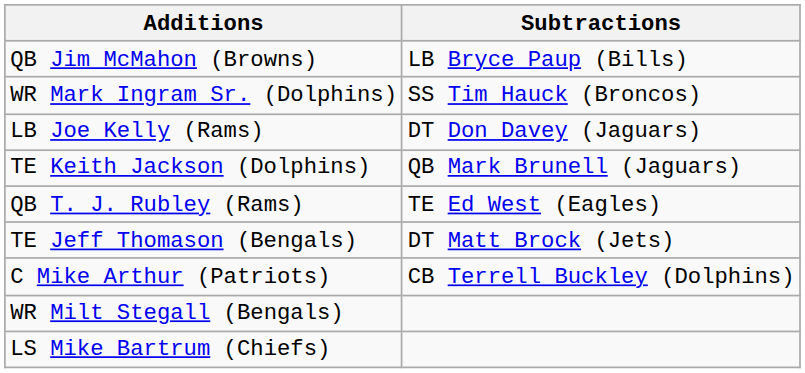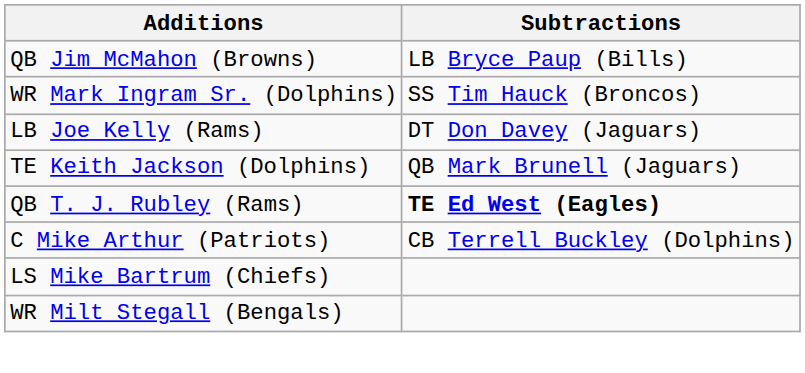(534, 204) normal -> (534, 204) bold
- row: (184, 240)
rows swapped: (170, 349) <-> (177, 313)
